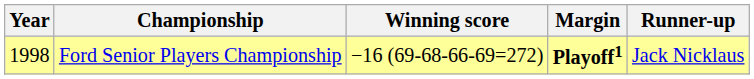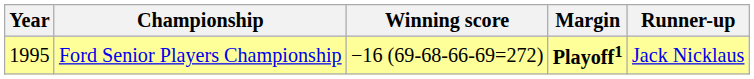(29, 55) 1998 -> (29, 55) 1995
